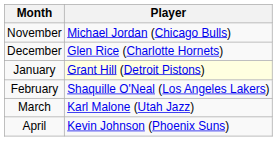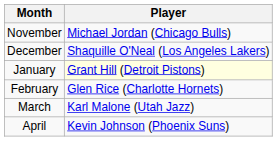(145, 51) Glen Rice (Charlotte Hornets) -> (168, 51) Shaquille O'Neal (Los Angeles Lakers)
(168, 88) Shaquille O'Neal (Los Angeles Lakers) -> (145, 88) Glen Rice (Charlotte Hornets)
